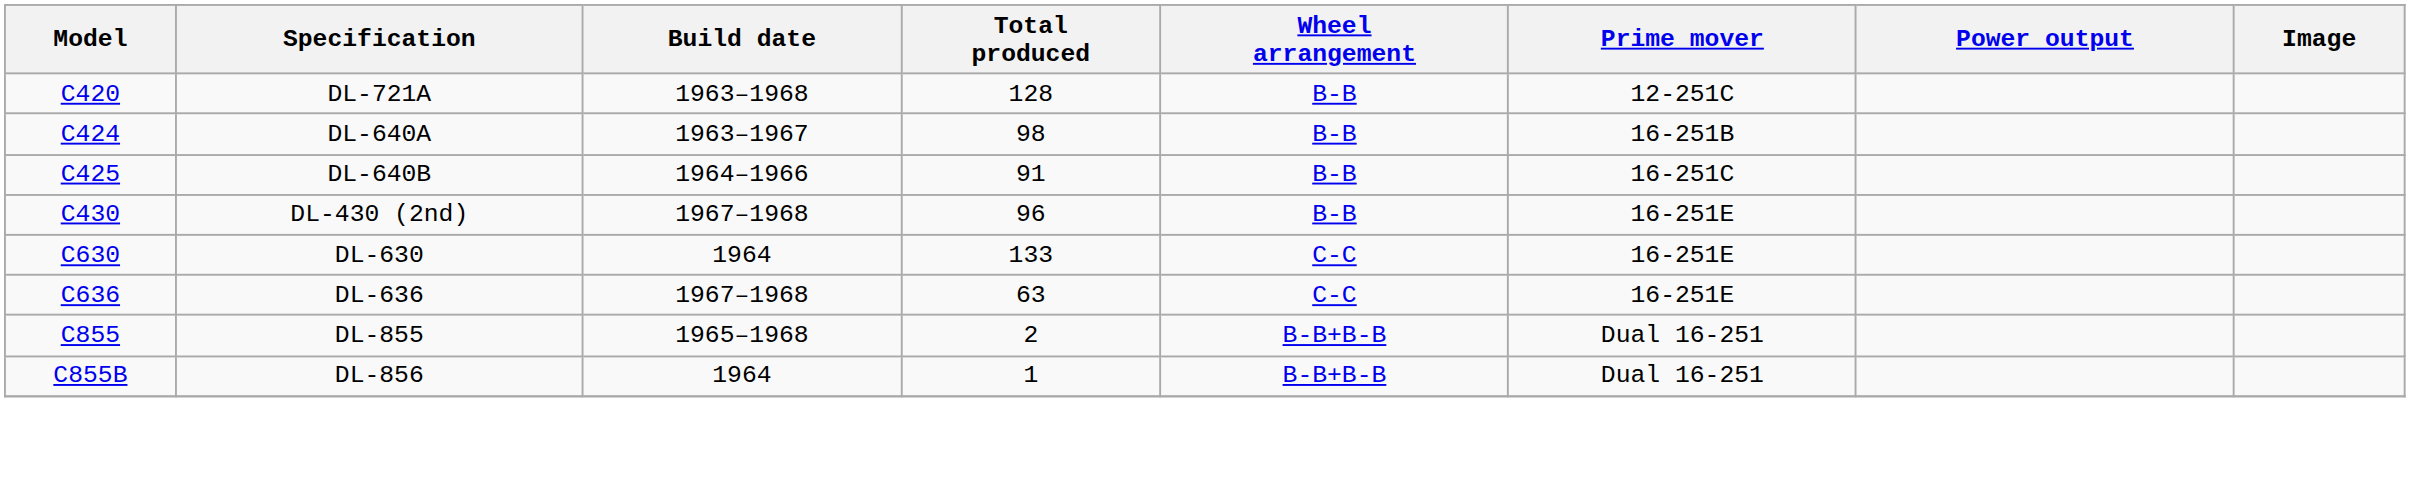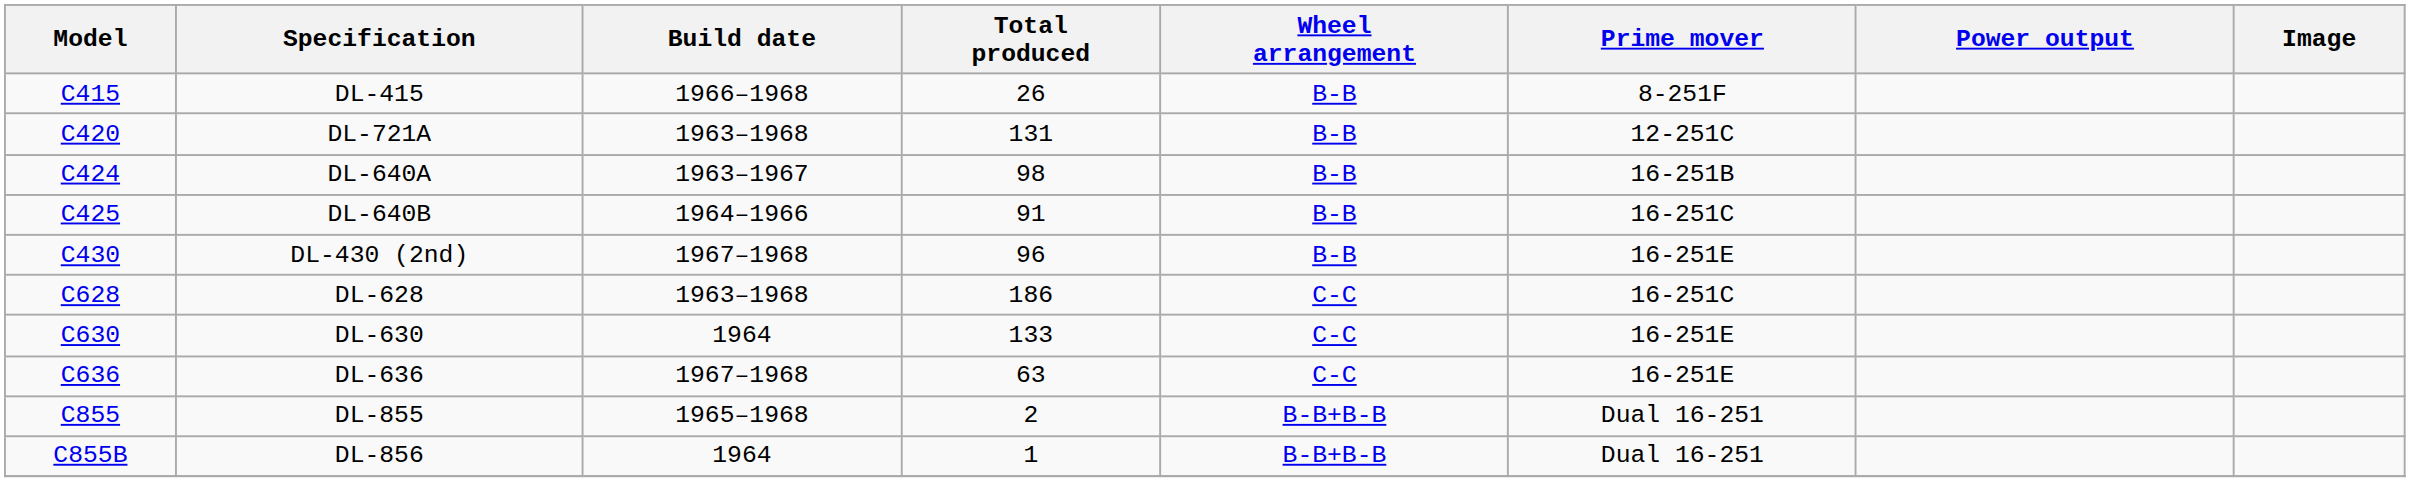+ row: (379, 94)
(1031, 94) 128 -> (1031, 134) 131
+ row: (379, 295)
